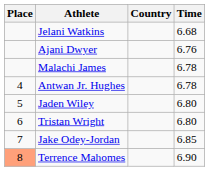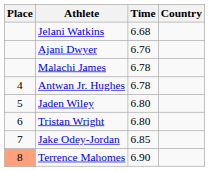columns swapped: (151, 13) <-> (189, 13)
